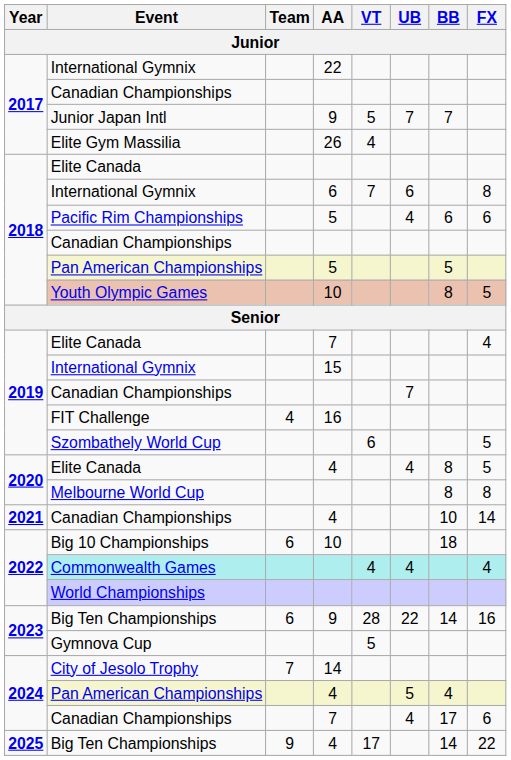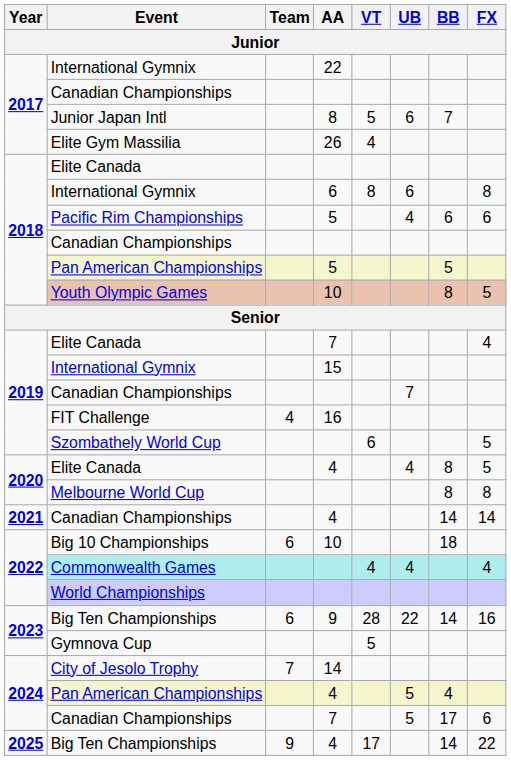(333, 117) 9 -> (333, 117) 8
(410, 117) 7 -> (410, 117) 6
(371, 192) 7 -> (371, 192) 8
(448, 518) 10 -> (448, 518) 14
(410, 718) 4 -> (410, 718) 5
